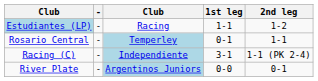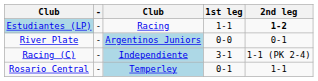(279, 26) normal -> (279, 26) bold
rows swapped: (49, 40) <-> (49, 69)
